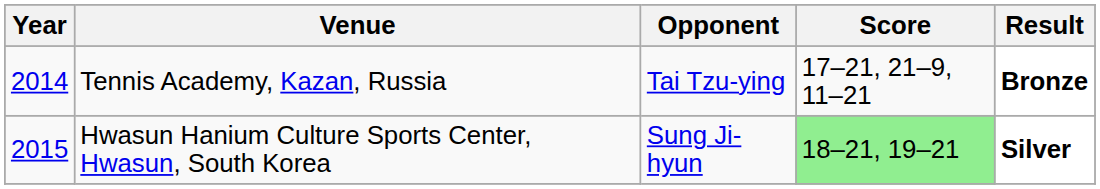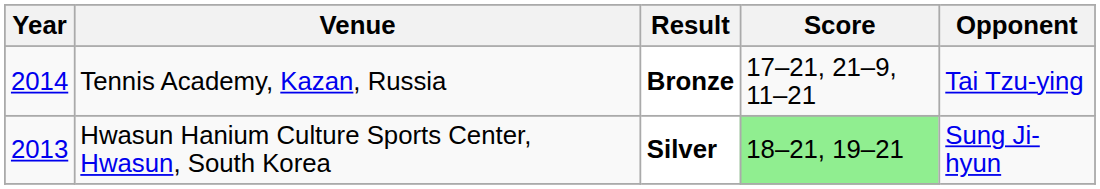columns swapped: (718, 26) <-> (1045, 26)
(40, 150) 2015 -> (40, 150) 2013
